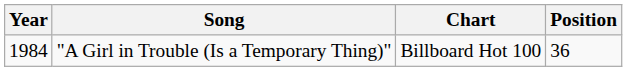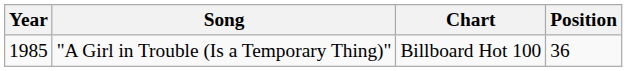(28, 50) 1984 -> (28, 50) 1985
